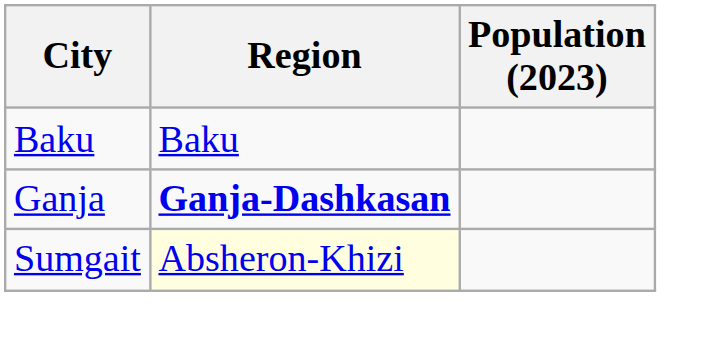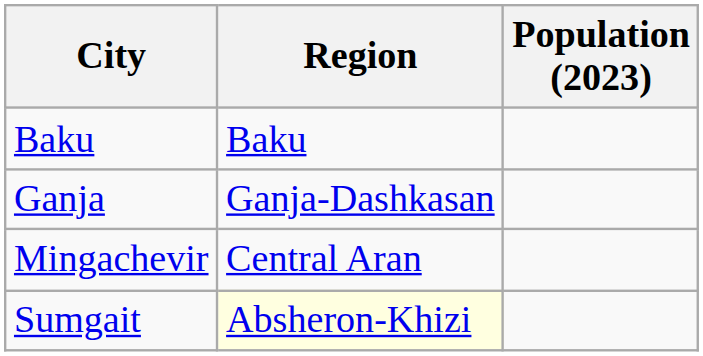(304, 198) bold -> (360, 198) normal
+ row: (111, 258)
